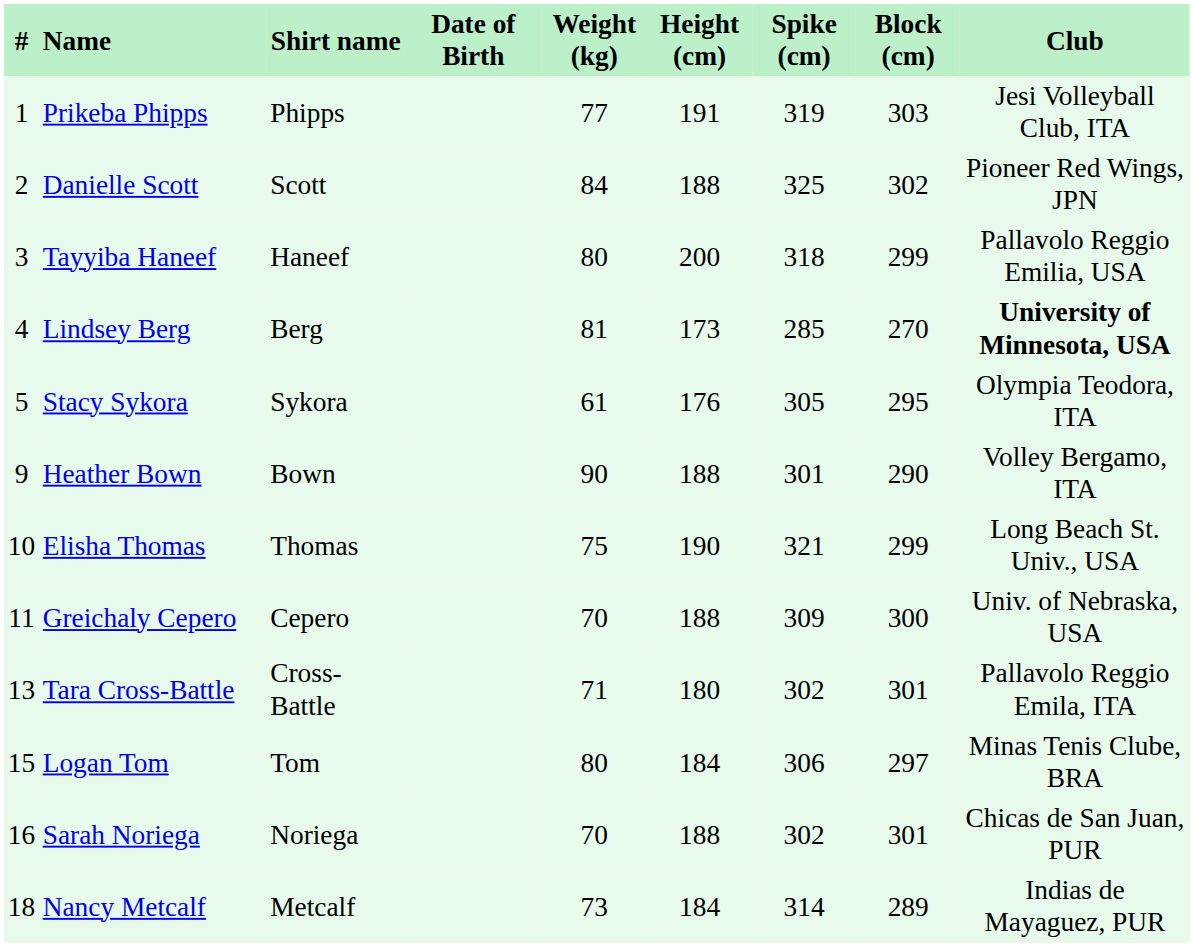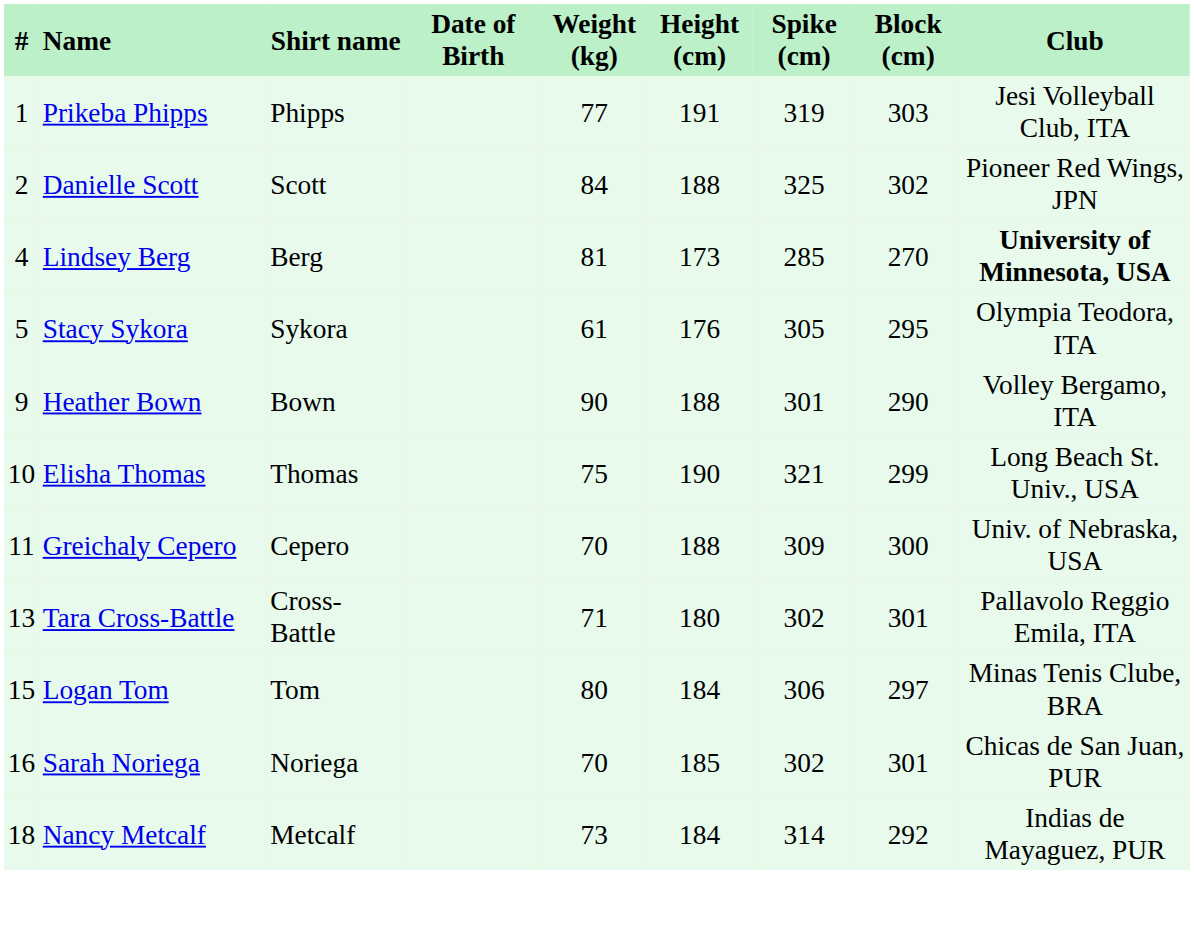- row: (129, 256)
(700, 833) 188 -> (700, 761) 185
(908, 906) 289 -> (908, 833) 292
